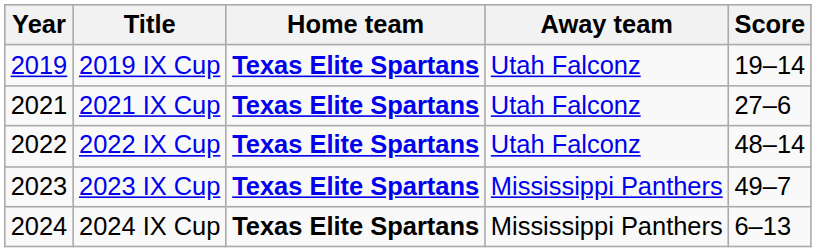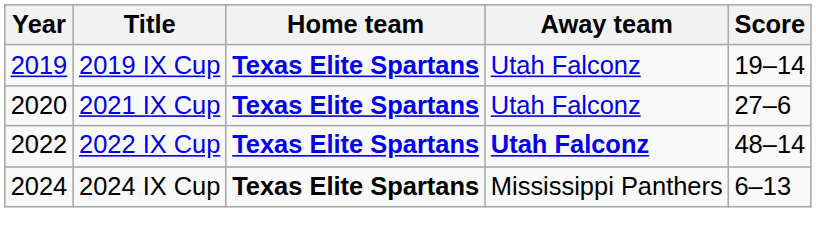(39, 105) 2021 -> (39, 105) 2020
(566, 145) normal -> (570, 145) bold
- row: (150, 186)
